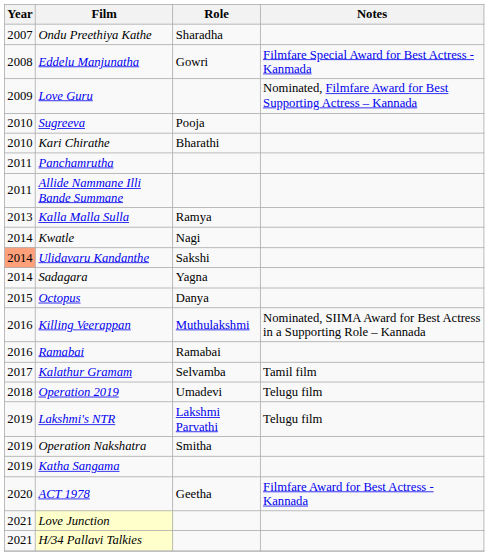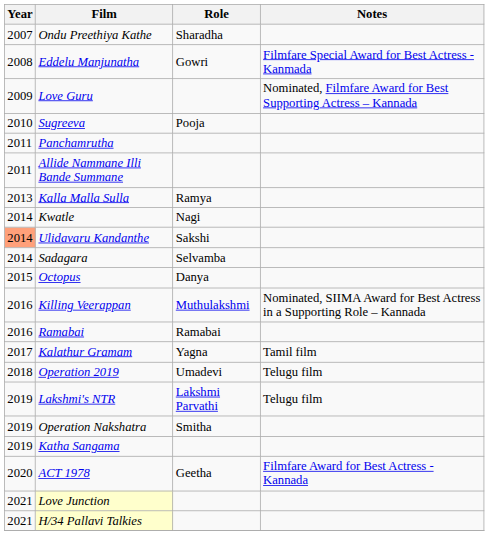- row: (74, 143)
(192, 277) Yagna -> (201, 257) Selvamba
(201, 372) Selvamba -> (192, 352) Yagna
